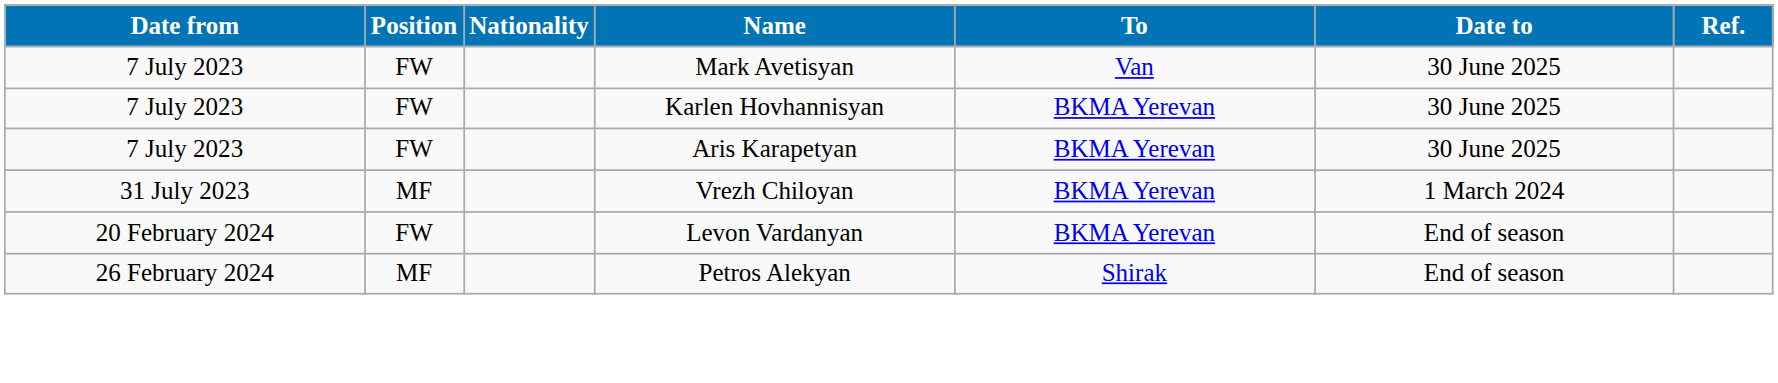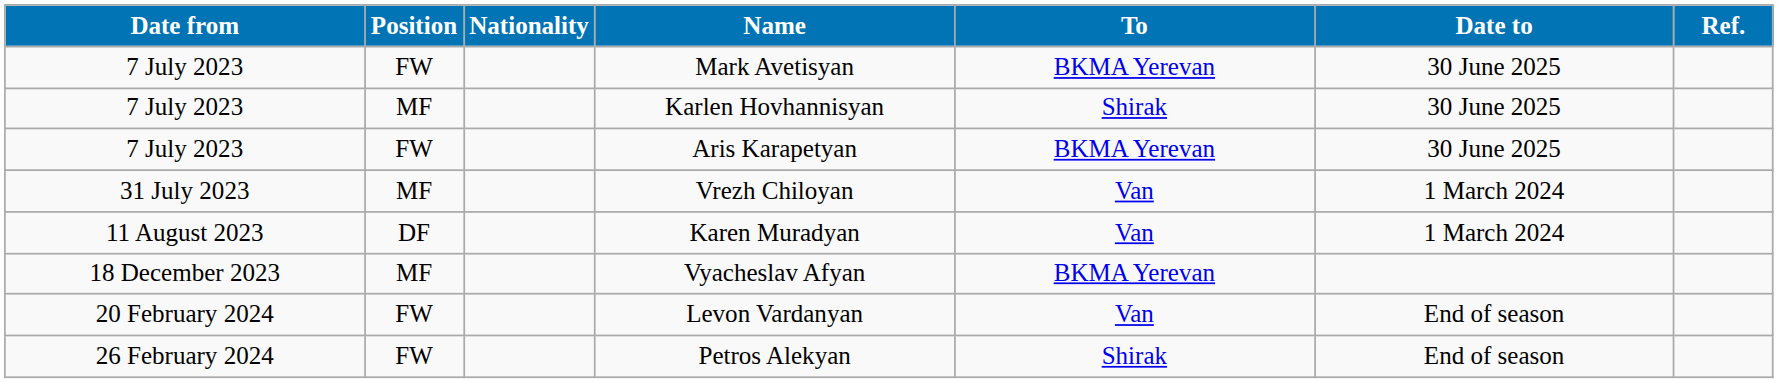(1134, 66) Van -> (1134, 66) BKMA Yerevan
(414, 108) FW -> (414, 108) MF
(1134, 108) BKMA Yerevan -> (1134, 108) Shirak
(1134, 190) BKMA Yerevan -> (1134, 190) Van
+ row: (775, 232)
+ row: (775, 273)
(1134, 232) BKMA Yerevan -> (1134, 314) Van
(414, 273) MF -> (414, 356) FW
